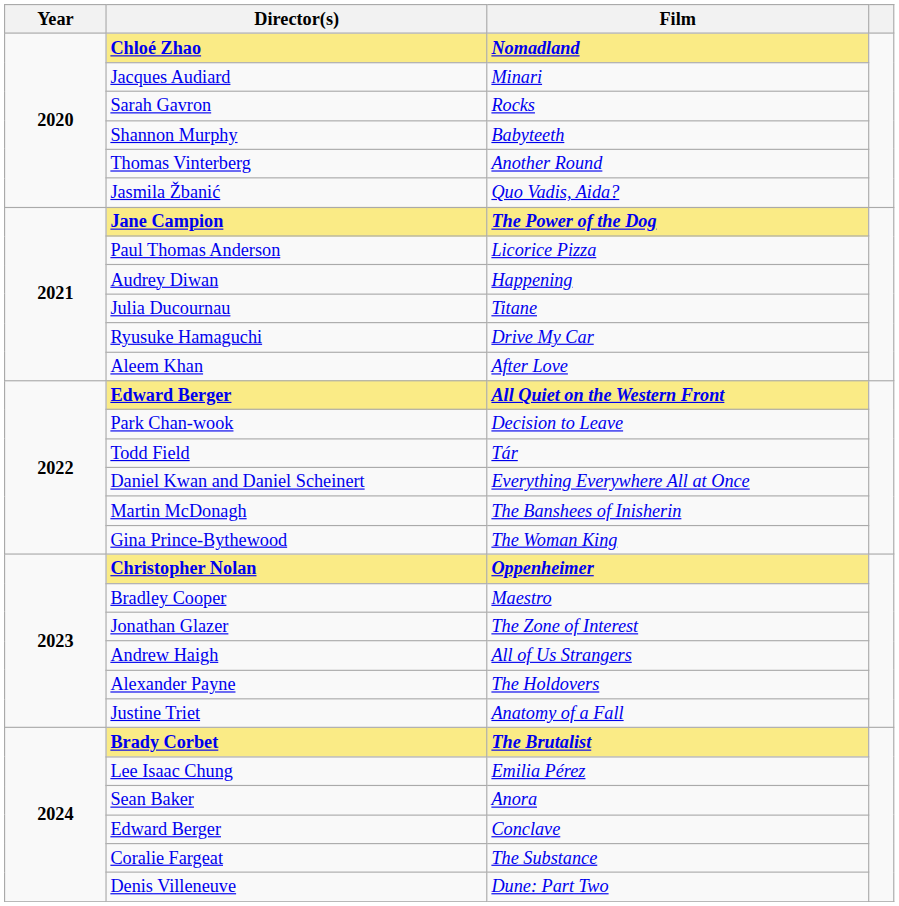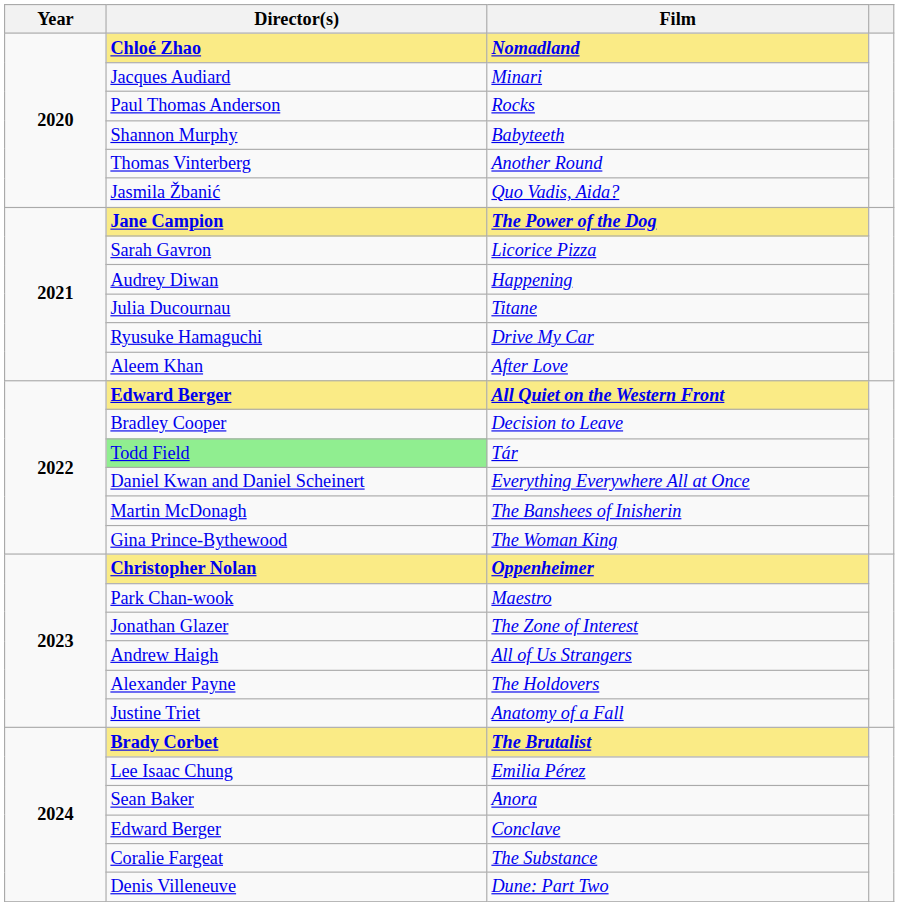(161, 105) Sarah Gavron -> (195, 105) Paul Thomas Anderson
(195, 250) Paul Thomas Anderson -> (161, 250) Sarah Gavron
(172, 423) Park Chan-wook -> (168, 423) Bradley Cooper
(150, 452) no background -> (150, 452) lightgreen background
(168, 597) Bradley Cooper -> (172, 597) Park Chan-wook
